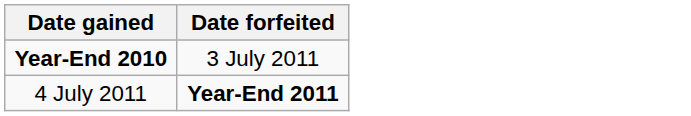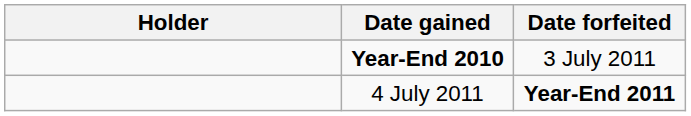+ column: (173, 23)
